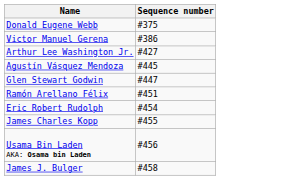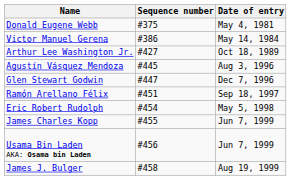+ column: (251, 11)
